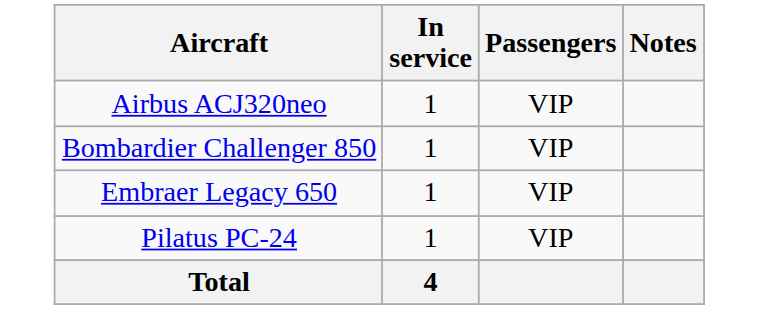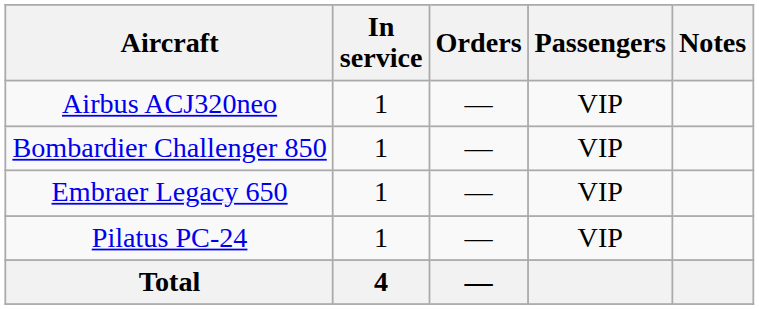+ column: (479, 42)
